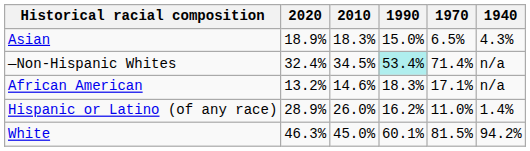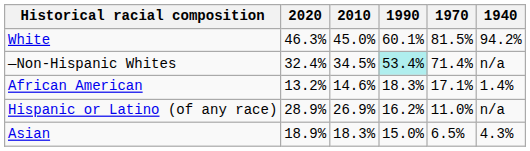rows swapped: (29, 134) <-> (29, 40)
(492, 87) n/a -> (496, 87) 1.4%
(354, 110) 26.0% -> (354, 110) 26.9%
(496, 110) 1.4% -> (492, 110) n/a
